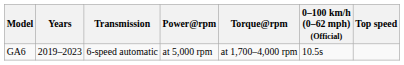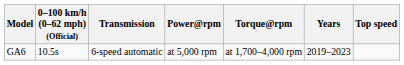columns swapped: (60, 24) <-> (326, 24)
